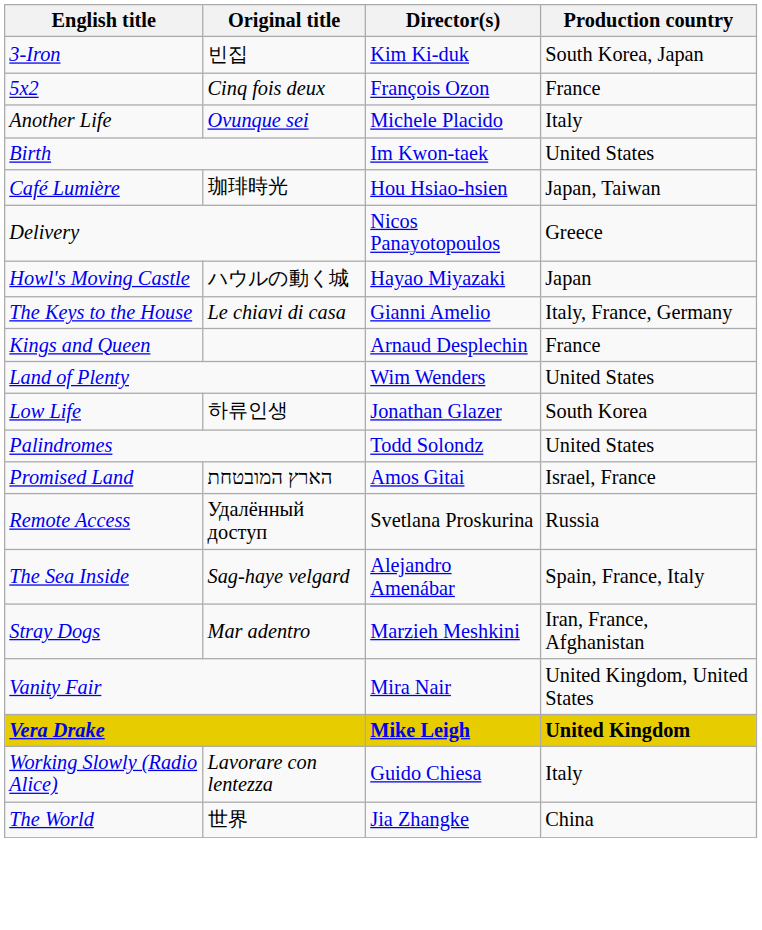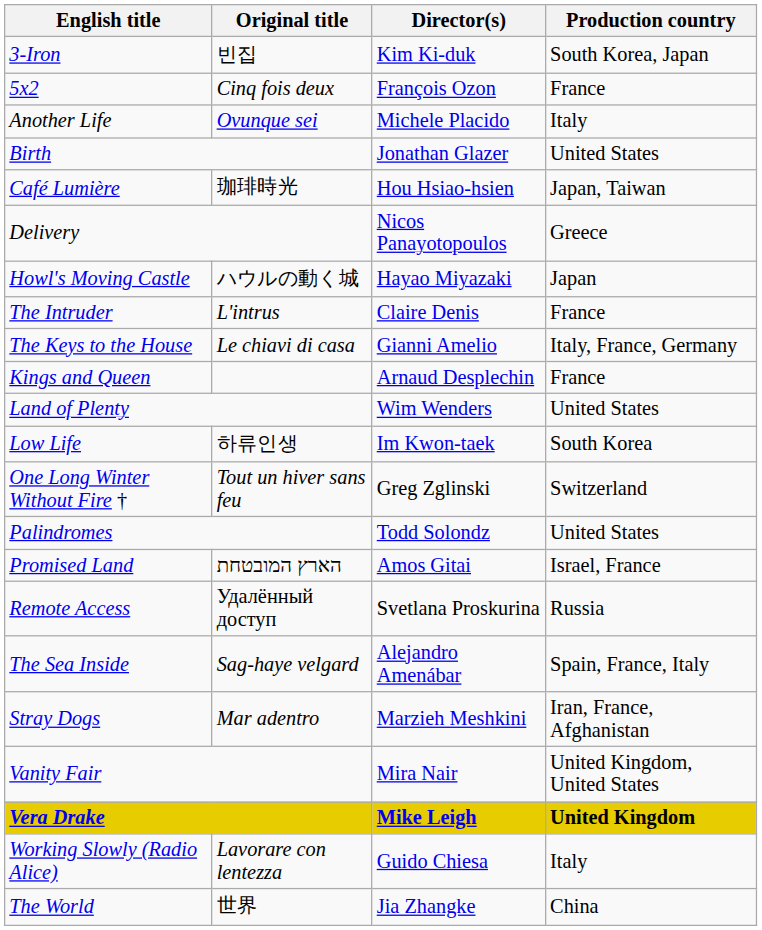(429, 153) Im Kwon-taek -> (442, 153) Jonathan Glazer
+ row: (61, 312)
(436, 411) Jonathan Glazer -> (436, 443) Im Kwon-taek
+ row: (79, 489)
